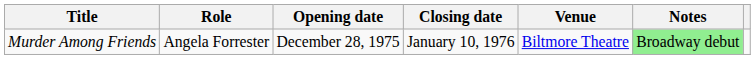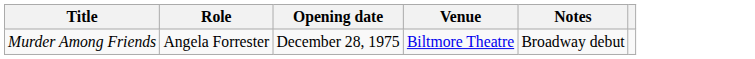- column: (461, 16)
(688, 41) lightgreen background -> (573, 41) no background
